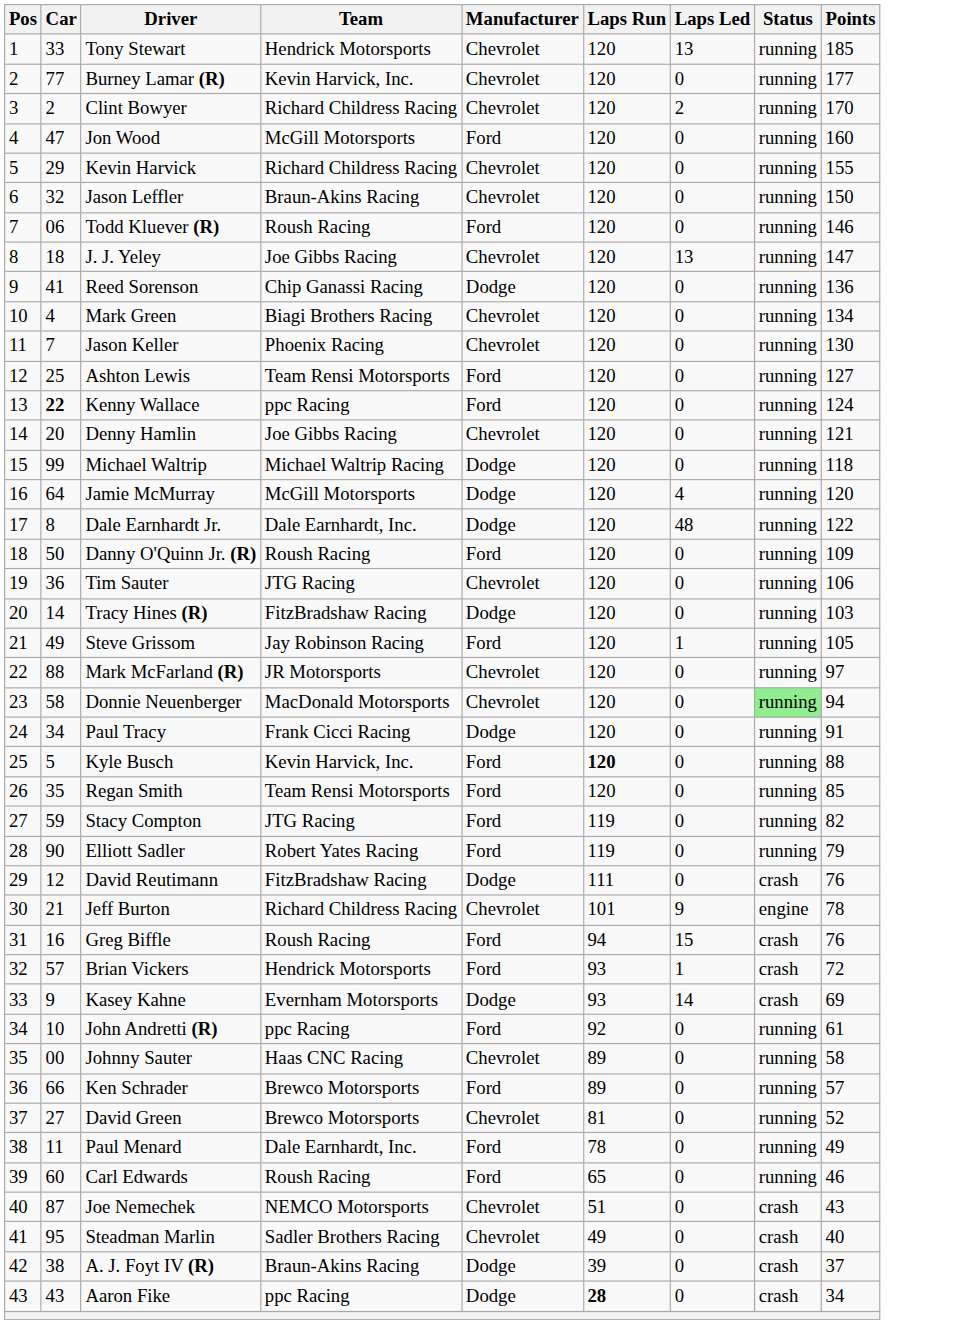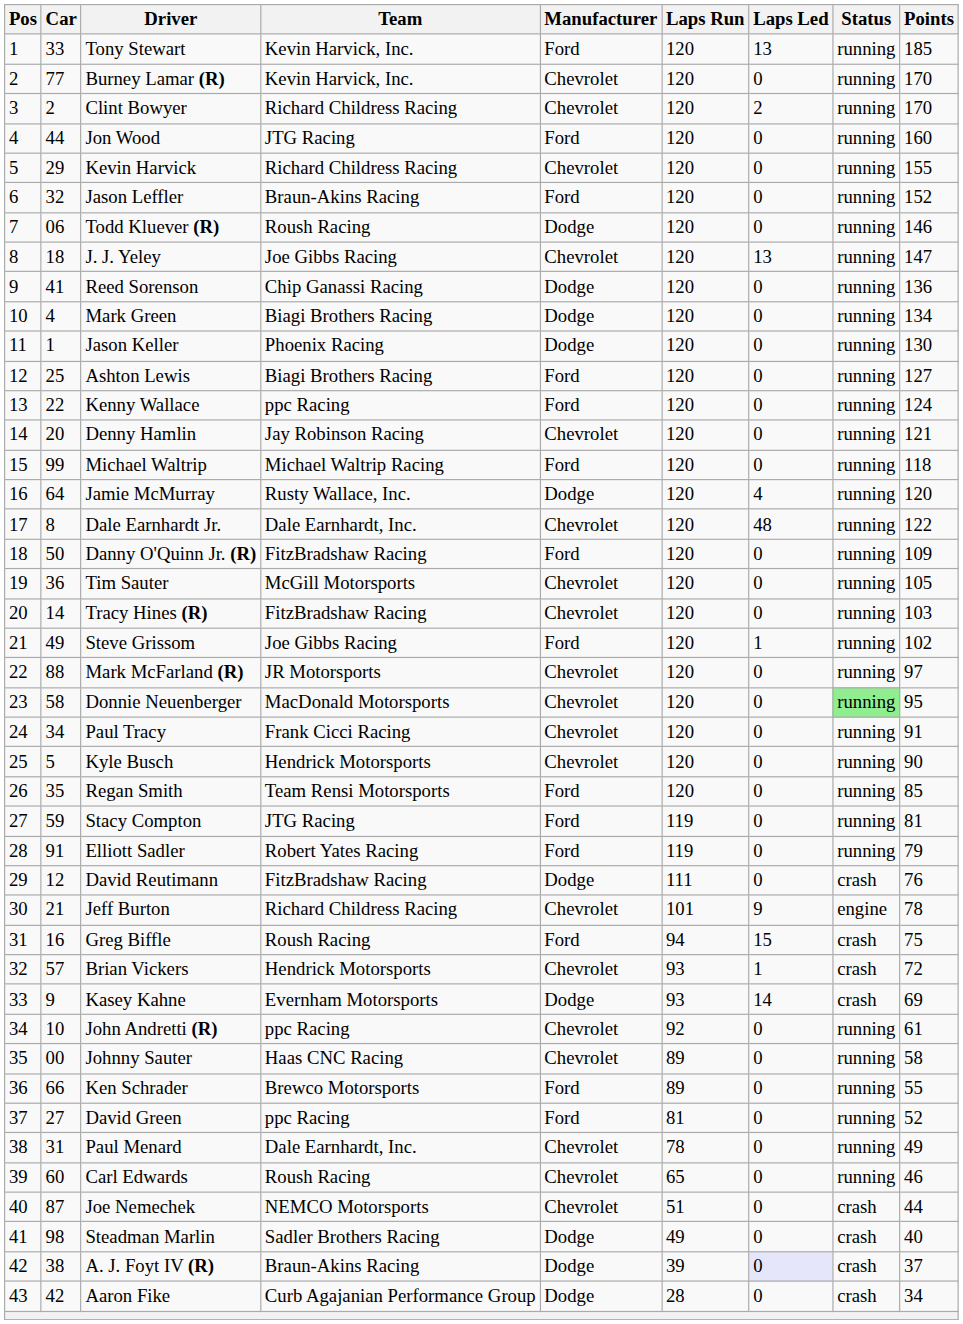(348, 49) Hendrick Motorsports -> (339, 49) Kevin Harvick, Inc.
(503, 49) Chevrolet -> (562, 49) Ford
(840, 78) 177 -> (918, 78) 170
(55, 138) 47 -> (55, 138) 44
(340, 138) McGill Motorsports -> (310, 138) JTG Racing
(503, 197) Chevrolet -> (562, 197) Ford
(840, 197) 150 -> (918, 197) 152
(484, 227) Ford -> (569, 227) Dodge
(503, 316) Chevrolet -> (569, 316) Dodge
(50, 345) 7 -> (50, 345) 1
(503, 345) Chevrolet -> (569, 345) Dodge
(357, 375) Team Rensi Motorsports -> (349, 375) Biagi Brothers Racing
(55, 405) bold -> (55, 405) normal
(331, 434) Joe Gibbs Racing -> (344, 434) Jay Robinson Racing
(491, 464) Dodge -> (562, 464) Ford
(340, 494) McGill Motorsports -> (338, 494) Rusty Wallace, Inc.
(491, 524) Dodge -> (581, 524) Chevrolet
(318, 553) Roush Racing -> (346, 553) FitzBradshaw Racing
(310, 583) JTG Racing -> (340, 583) McGill Motorsports
(840, 583) 106 -> (918, 583) 105
(491, 613) Dodge -> (581, 613) Chevrolet
(344, 642) Jay Robinson Racing -> (331, 642) Joe Gibbs Racing
(840, 642) 105 -> (918, 642) 102
(835, 702) 94 -> (913, 702) 95
(491, 731) Dodge -> (581, 731) Chevrolet
(339, 761) Kevin Harvick, Inc. -> (348, 761) Hendrick Motorsports
(484, 761) Ford -> (581, 761) Chevrolet
(602, 761) bold -> (680, 761) normal
(835, 761) 88 -> (913, 761) 90
(835, 820) 82 -> (913, 820) 81
(55, 850) 90 -> (55, 850) 91
(835, 939) 76 -> (913, 939) 75
(484, 969) Ford -> (581, 969) Chevrolet
(484, 1028) Ford -> (581, 1028) Chevrolet
(835, 1088) 57 -> (913, 1088) 55
(342, 1117) Brewco Motorsports -> (307, 1117) ppc Racing
(503, 1117) Chevrolet -> (562, 1117) Ford
(55, 1147) 11 -> (55, 1147) 31
(484, 1147) Ford -> (581, 1147) Chevrolet
(484, 1177) Ford -> (581, 1177) Chevrolet
(835, 1206) 43 -> (913, 1206) 44
(55, 1236) 95 -> (55, 1236) 98
(503, 1236) Chevrolet -> (569, 1236) Dodge
(679, 1266) no background -> (758, 1266) lavender background
(55, 1295) 43 -> (55, 1295) 42
(307, 1295) ppc Racing -> (400, 1295) Curb Agajanian Performance Group
(597, 1295) bold -> (675, 1295) normal
